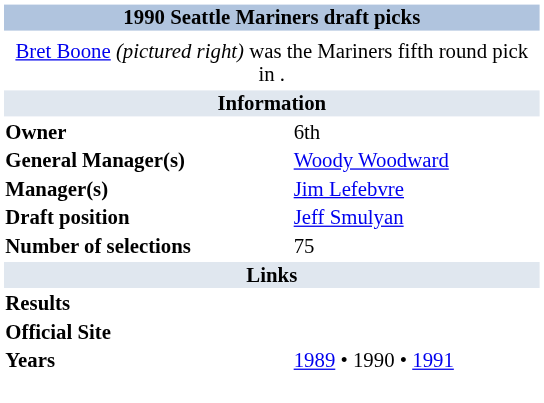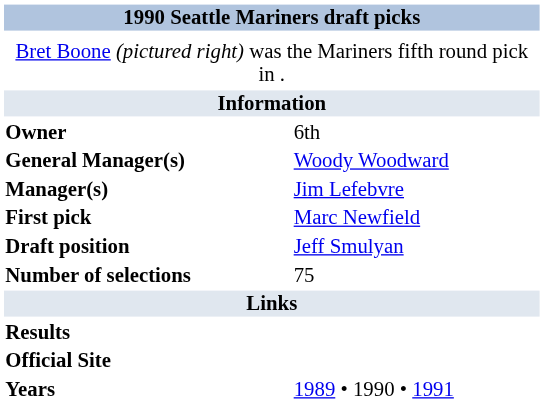+ row: (48, 217)
